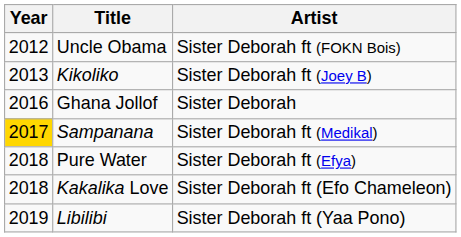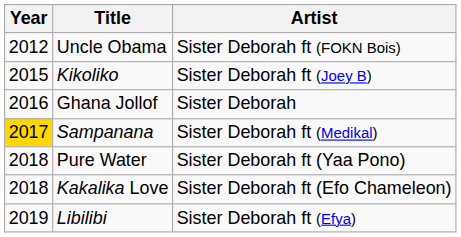(29, 75) 2013 -> (29, 75) 2015
(266, 160) Sister Deborah ft (Efya) -> (291, 160) Sister Deborah ft (Yaa Pono)
(291, 217) Sister Deborah ft (Yaa Pono) -> (266, 217) Sister Deborah ft (Efya)
